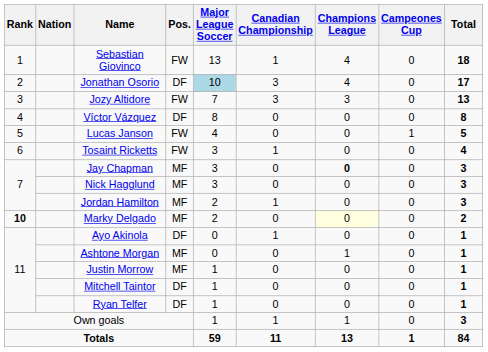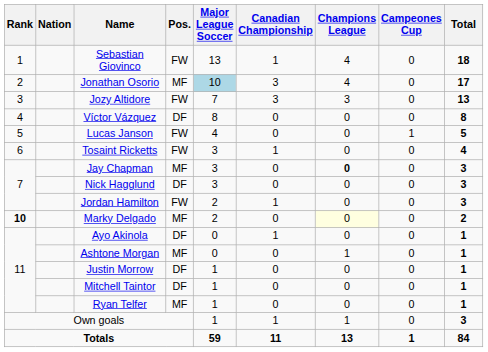(180, 83) DF -> (180, 83) MF
(180, 185) MF -> (180, 185) DF
(180, 202) MF -> (180, 202) FW
(180, 270) MF -> (180, 270) DF
(180, 304) DF -> (180, 304) MF
